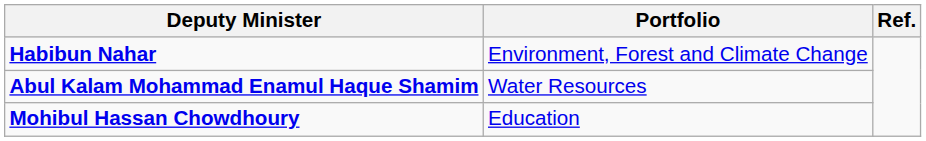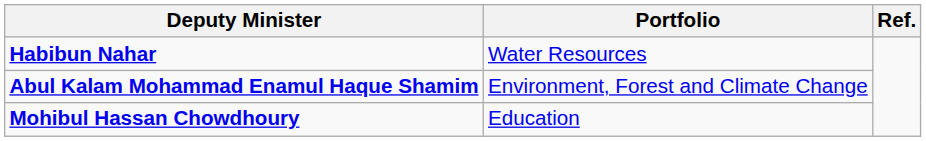(678, 53) Environment, Forest and Climate Change -> (567, 53) Water Resources
(567, 86) Water Resources -> (678, 86) Environment, Forest and Climate Change
